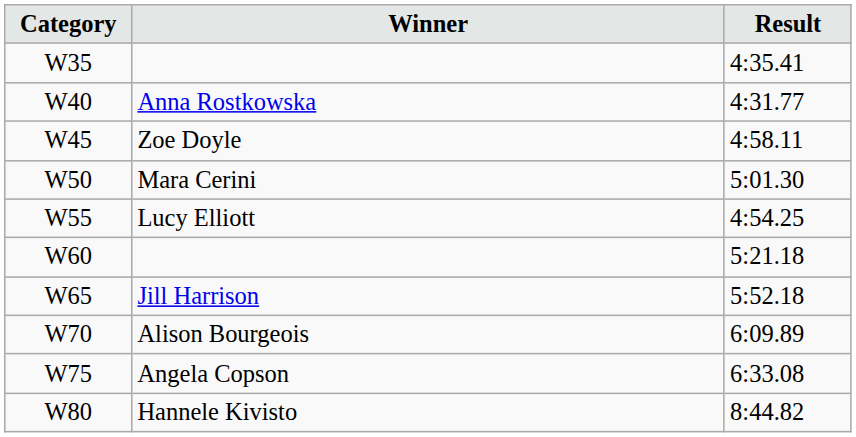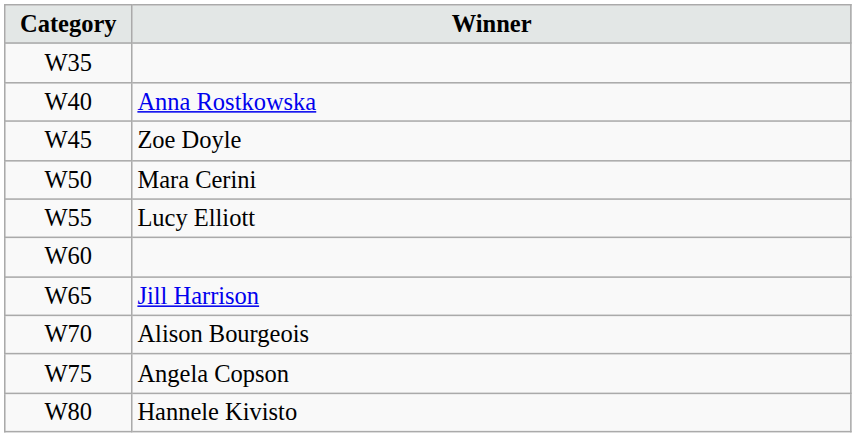- column: (788, 23)
